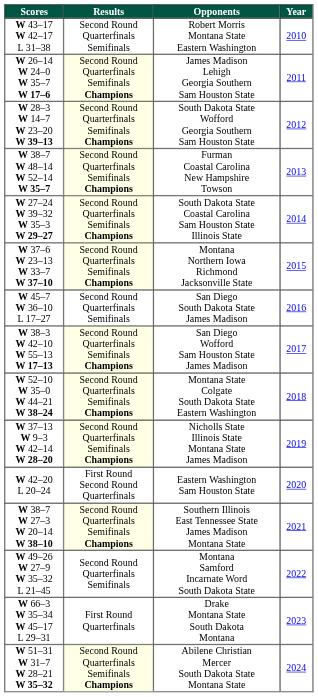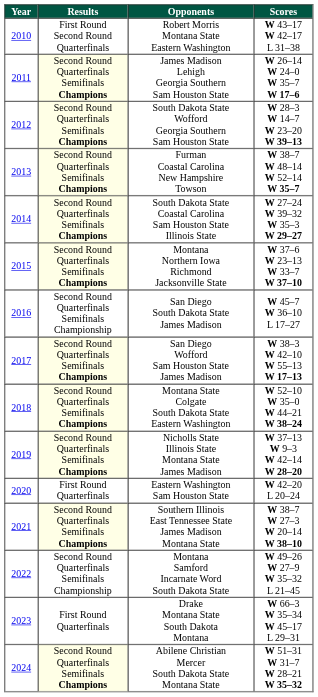columns swapped: (296, 11) <-> (34, 11)
(109, 36) Second Round Quarterfinals Semifinals -> (83, 36) First Round Second Round Quarterfinals
(109, 307) Second Round Quarterfinals Semifinals -> (83, 313) Second Round Quarterfinals Semifinals Championship
(109, 485) First Round Second Round Quarterfinals -> (83, 490) First Round Quarterfinals
(109, 573) Second Round Quarterfinals Semifinals -> (83, 573) Second Round Quarterfinals Semifinals Championship
